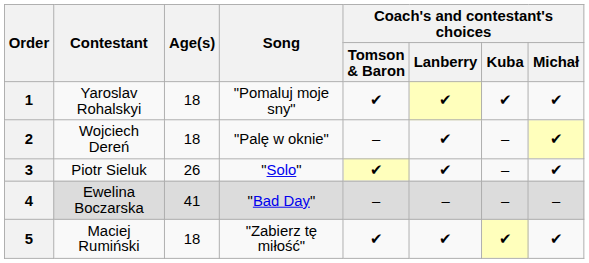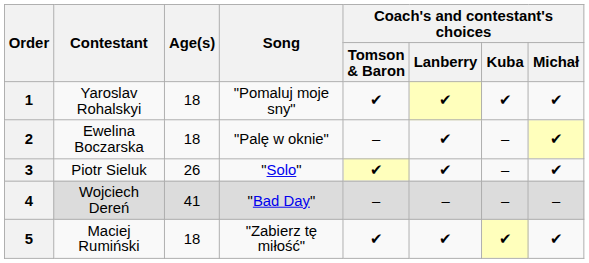(109, 139) Wojciech Dereń -> (109, 139) Ewelina Boczarska
(109, 200) Ewelina Boczarska -> (109, 200) Wojciech Dereń
